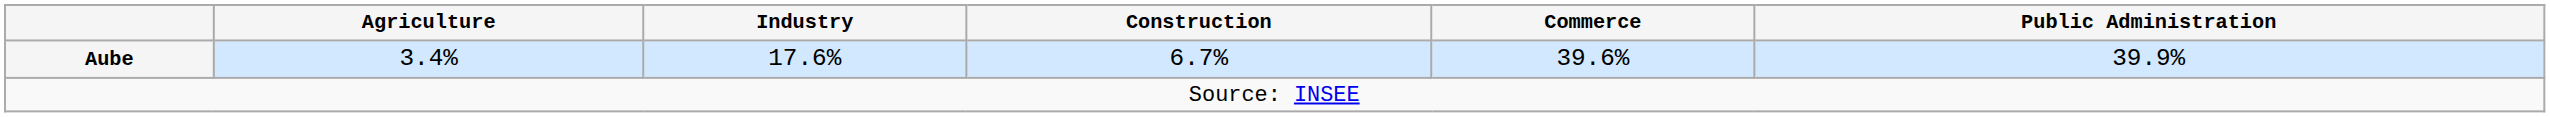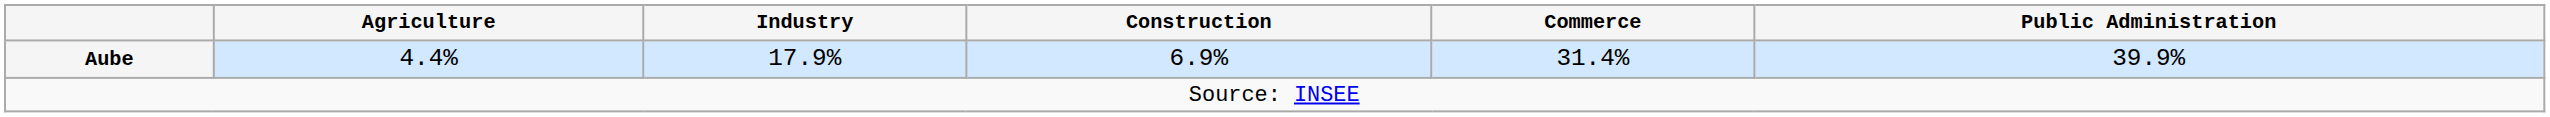(429, 59) 3.4% -> (429, 59) 4.4%
(805, 59) 17.6% -> (805, 59) 17.9%
(1199, 59) 6.7% -> (1199, 59) 6.9%
(1593, 59) 39.6% -> (1593, 59) 31.4%
